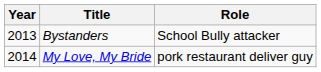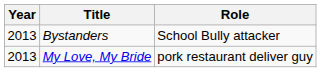(22, 56) 2014 -> (22, 56) 2013
